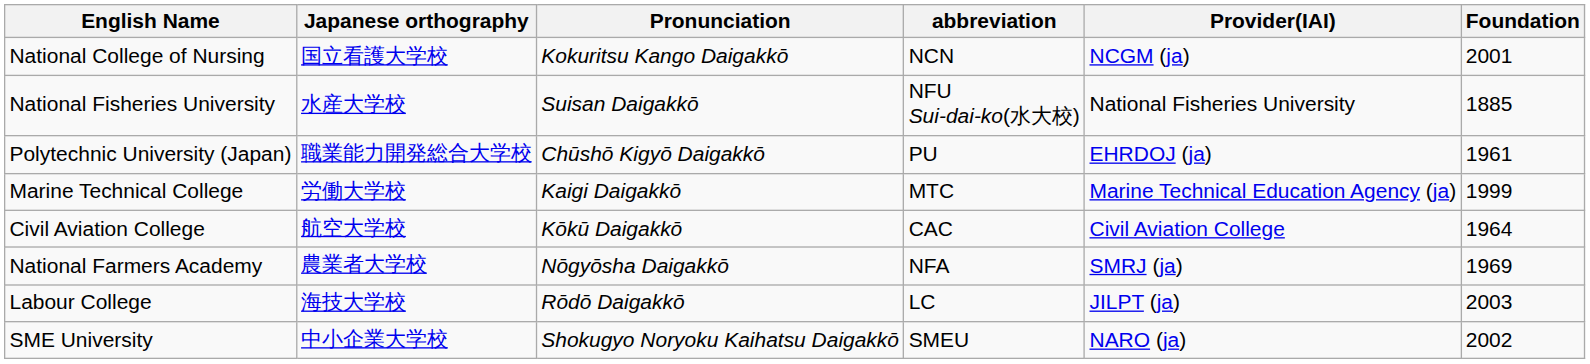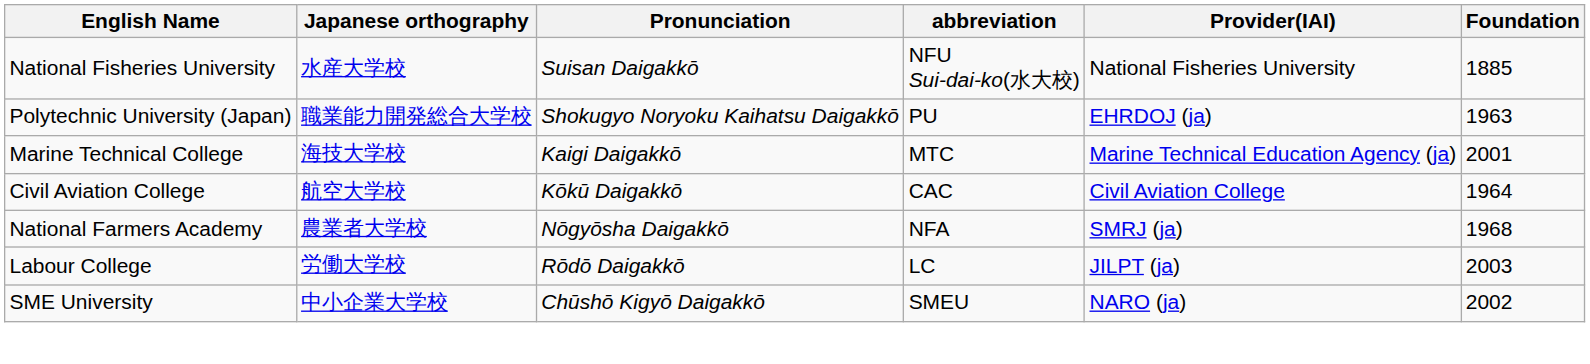- row: (137, 56)
(653, 154) Chūshō Kigyō Daigakkō -> (720, 117) Shokugyo Noryoku Kaihatsu Daigakkō
(1489, 154) 1961 -> (1489, 117) 1963
(353, 190) 労働大学校 -> (353, 153) 海技大学校
(1489, 191) 1999 -> (1489, 154) 2001
(1489, 265) 1969 -> (1489, 228) 1968
(353, 302) 海技大学校 -> (353, 265) 労働大学校
(720, 340) Shokugyo Noryoku Kaihatsu Daigakkō -> (653, 302) Chūshō Kigyō Daigakkō
